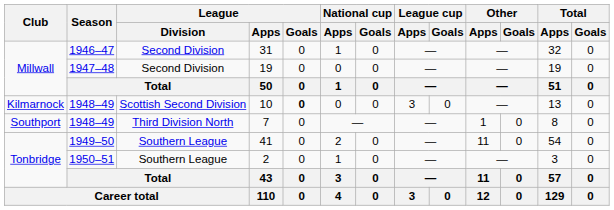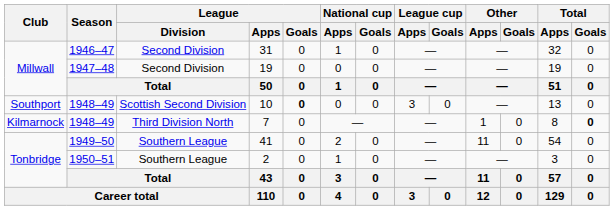(36, 104) Kilmarnock -> (36, 104) Southport
(36, 123) Southport -> (36, 123) Kilmarnock
(590, 123) normal -> (590, 123) bold
